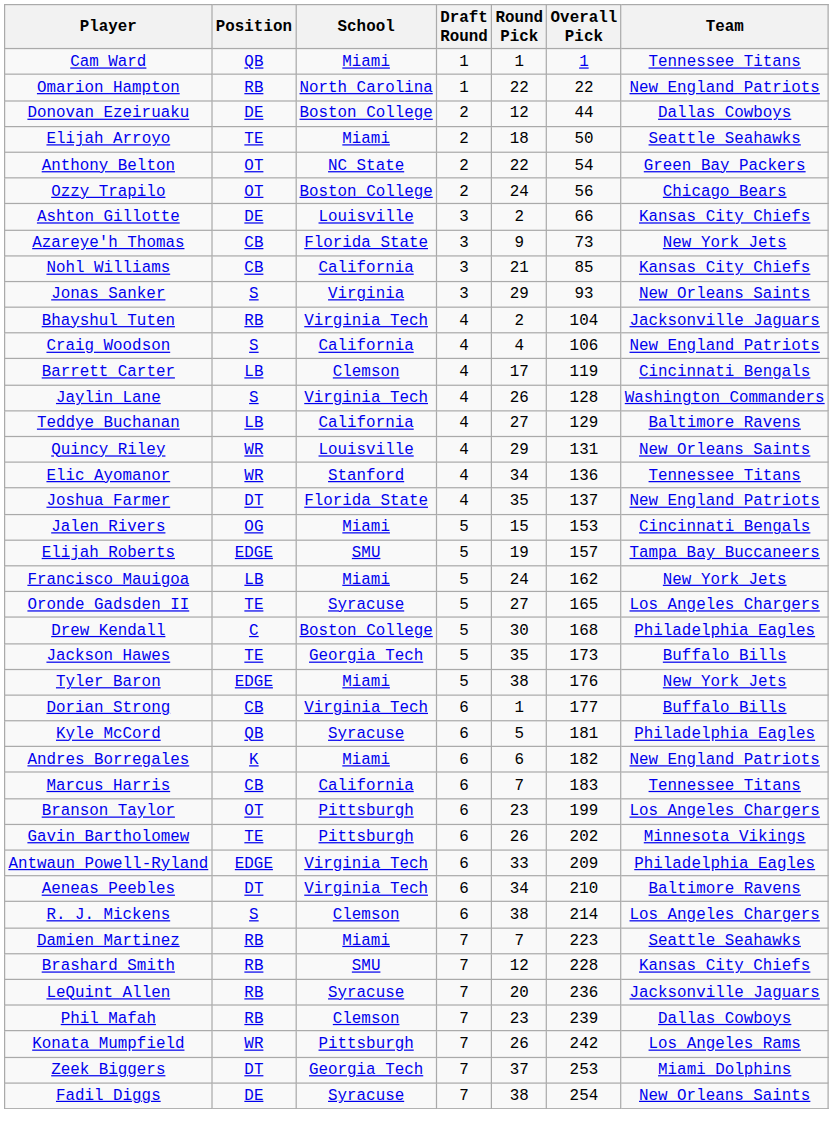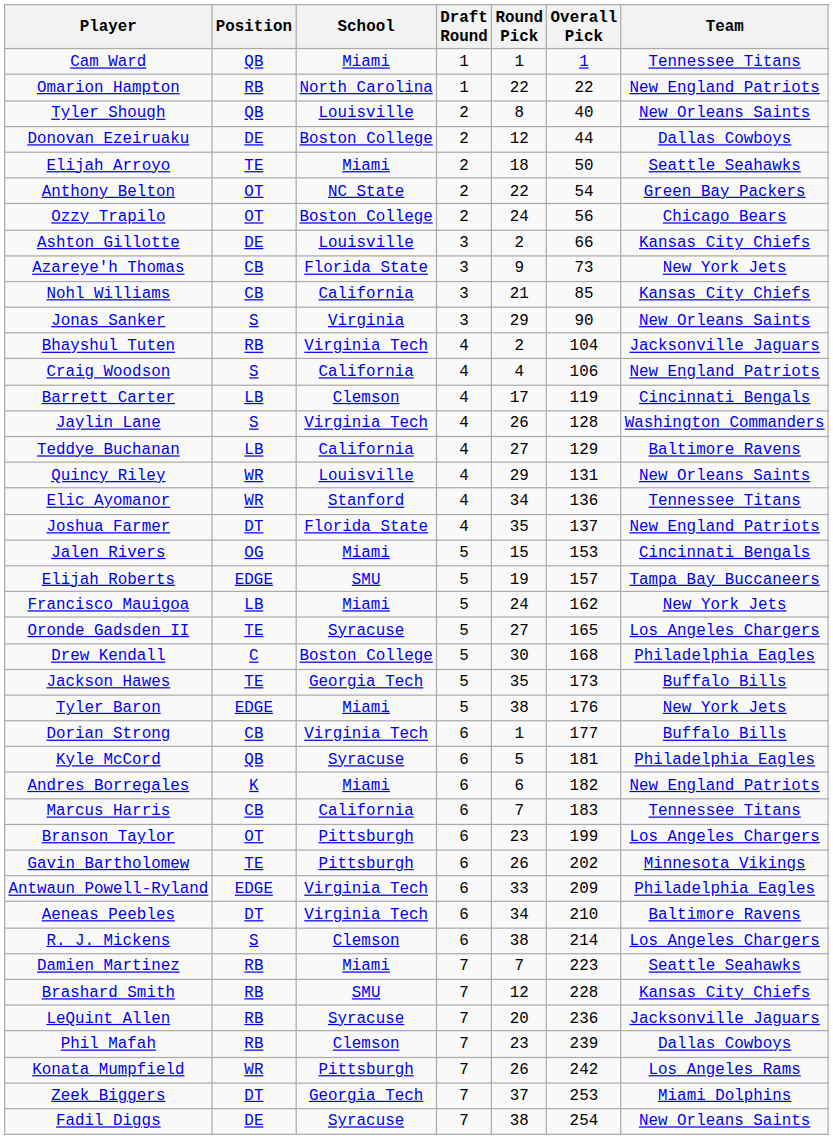+ row: (108, 113)
(584, 294) 93 -> (584, 320) 90
